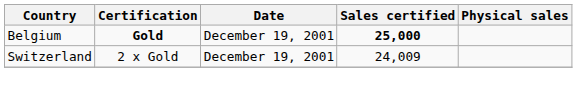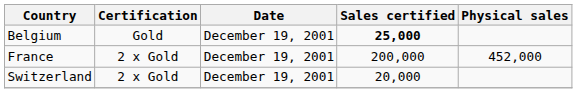(148, 36) bold -> (148, 36) normal
+ row: (31, 56)
(398, 56) 24,009 -> (398, 77) 20,000
